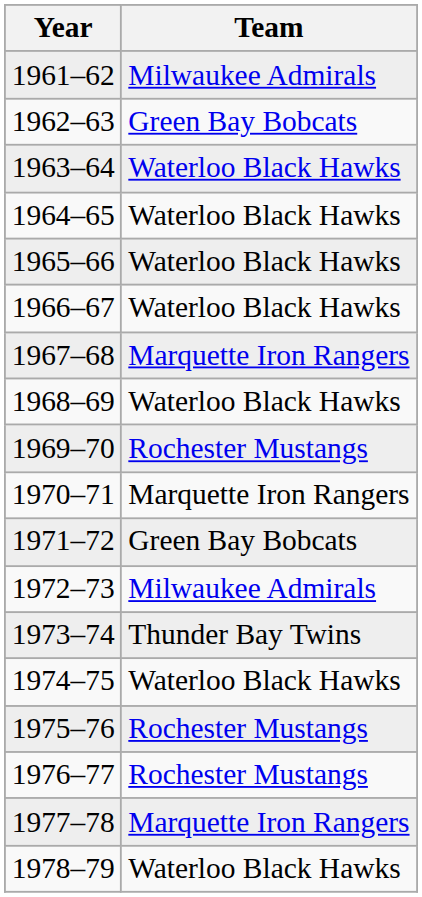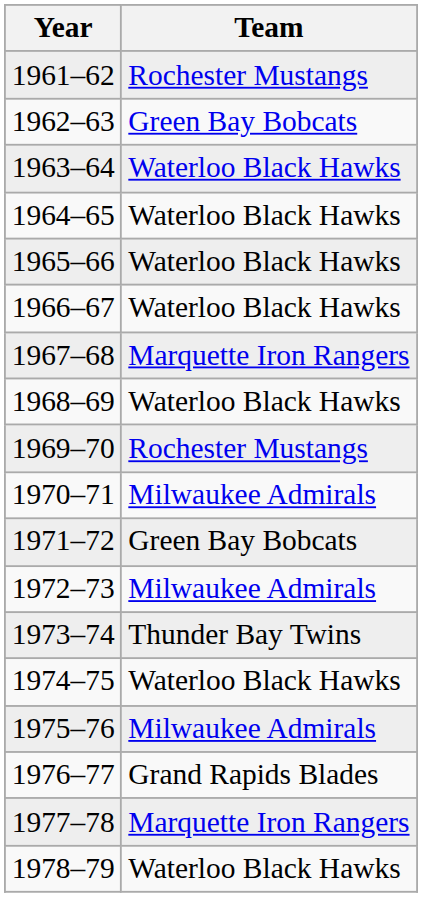(252, 74) Milwaukee Admirals -> (248, 74) Rochester Mustangs
(269, 494) Marquette Iron Rangers -> (252, 494) Milwaukee Admirals
(248, 728) Rochester Mustangs -> (252, 728) Milwaukee Admirals
(248, 774) Rochester Mustangs -> (253, 774) Grand Rapids Blades
